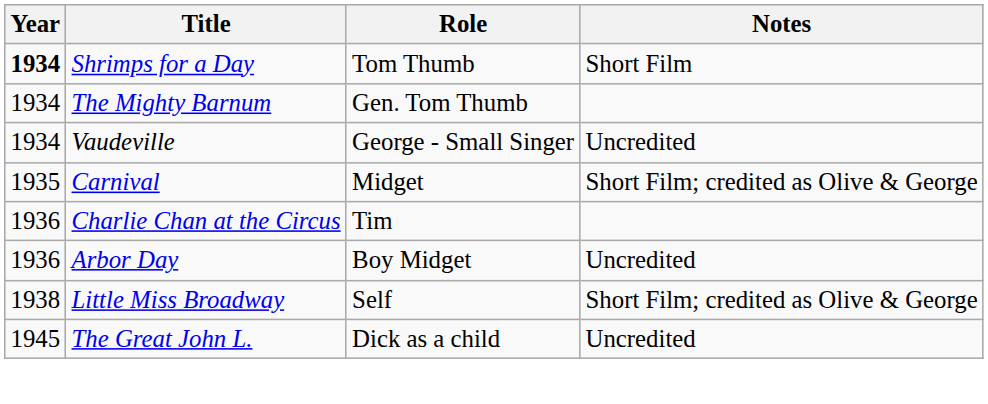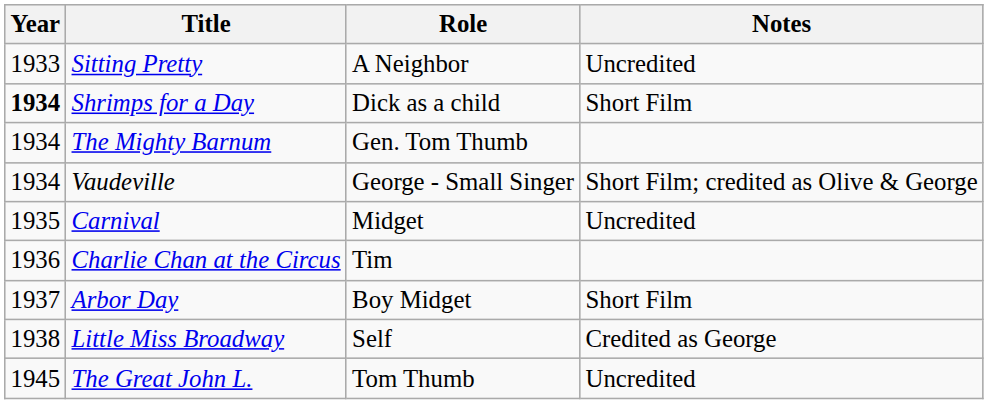+ row: (137, 63)
(413, 63) Tom Thumb -> (426, 102) Dick as a child
(641, 142) Uncredited -> (782, 181) Short Film; credited as Olive & George
(782, 181) Short Film; credited as Olive & George -> (641, 220) Uncredited
(35, 260) 1936 -> (35, 299) 1937
(641, 260) Uncredited -> (639, 299) Short Film
(782, 299) Short Film; credited as Olive & George -> (681, 338) Credited as George
(426, 338) Dick as a child -> (413, 378) Tom Thumb
